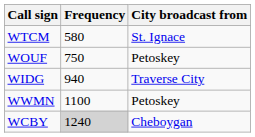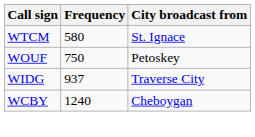(74, 79) 940 -> (74, 79) 937
- row: (31, 100)
(78, 121) lightgrey background -> (78, 100) no background
